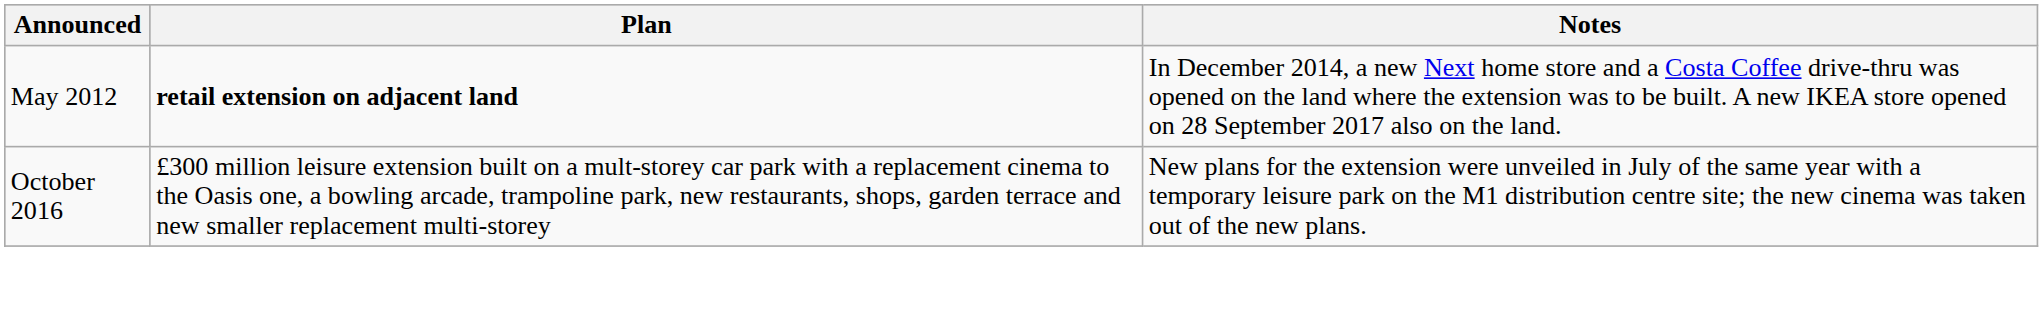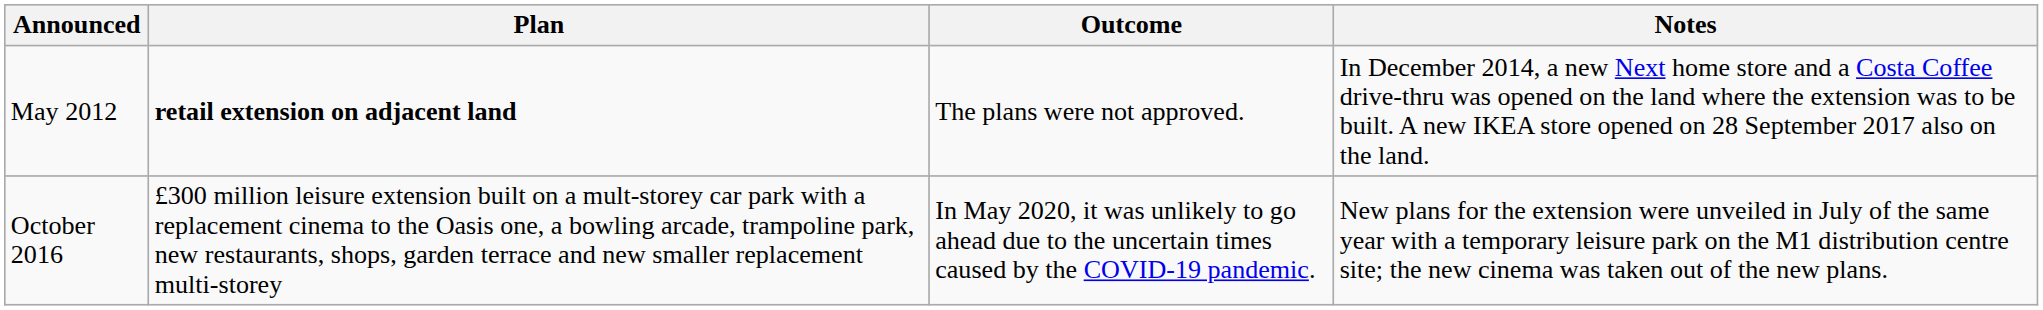+ column: (1131, 25)
